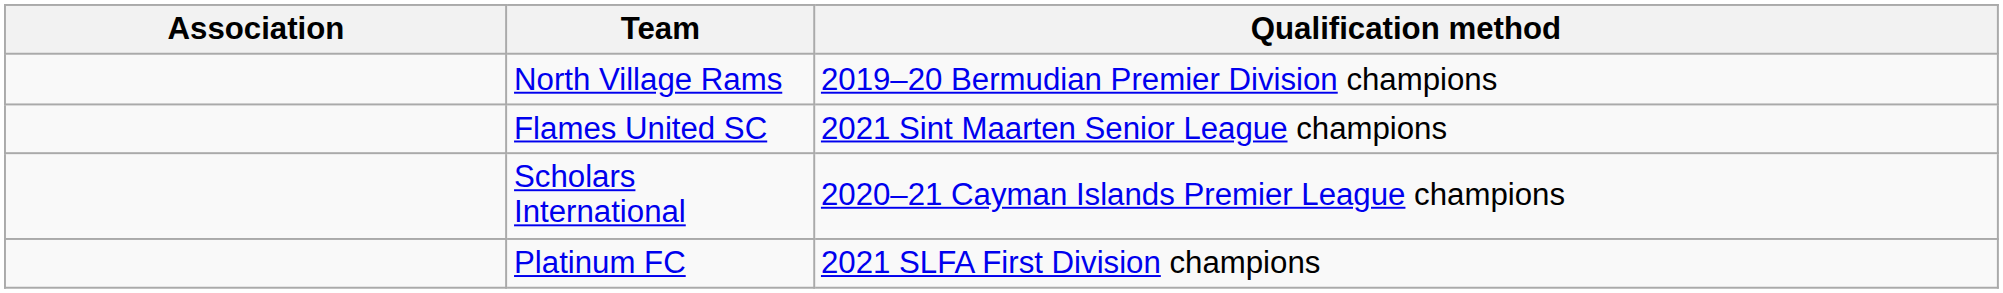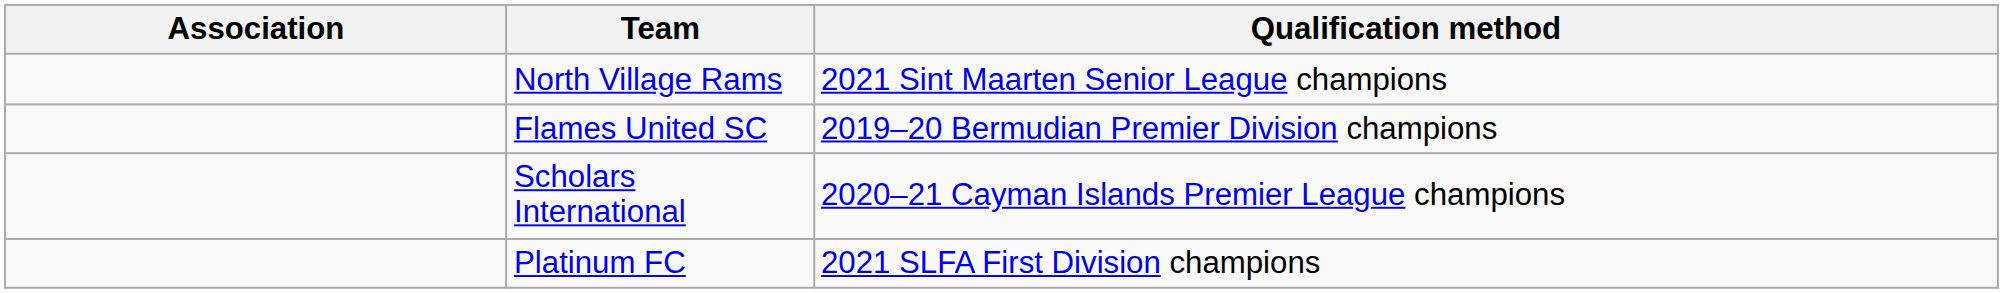(1159, 78) 2019–20 Bermudian Premier Division champions -> (1134, 78) 2021 Sint Maarten Senior League champions
(1134, 128) 2021 Sint Maarten Senior League champions -> (1159, 128) 2019–20 Bermudian Premier Division champions
